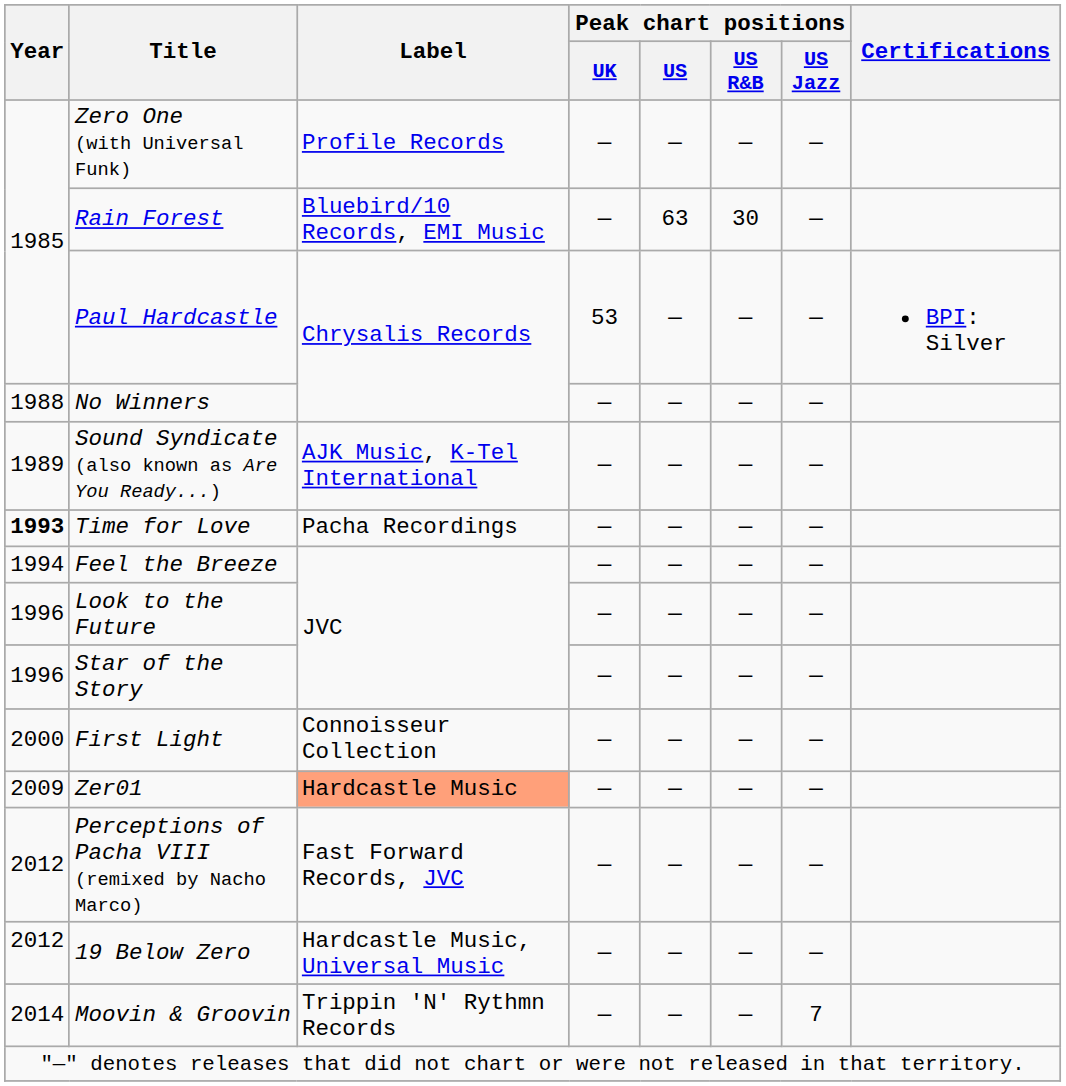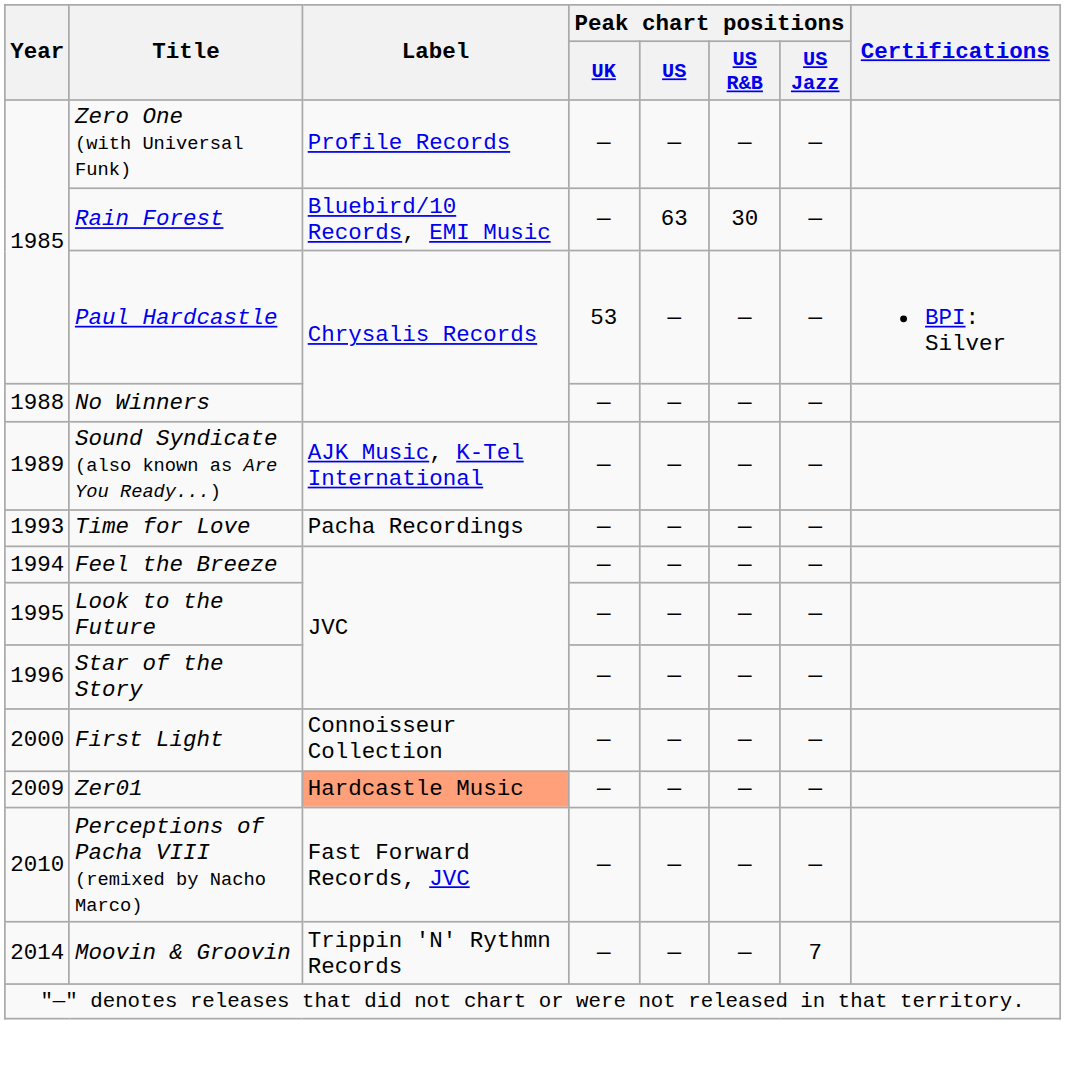(37, 528) bold -> (37, 528) normal
(37, 614) 1996 -> (37, 614) 1995
(37, 865) 2012 -> (37, 865) 2010
- row: (163, 953)
